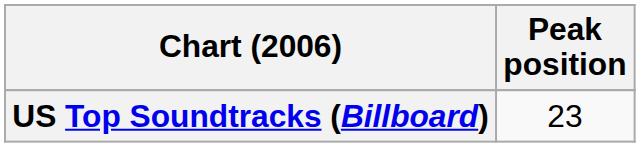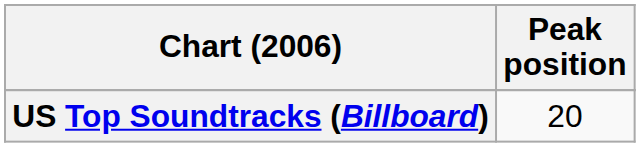(565, 115) 23 -> (565, 115) 20
